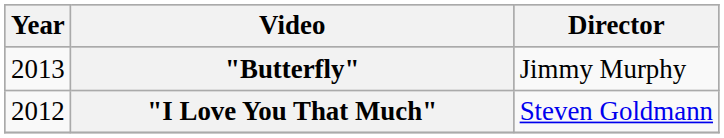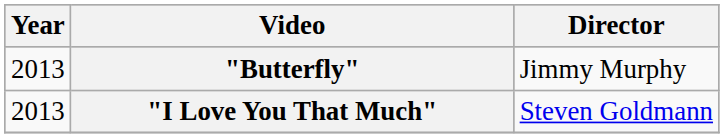(38, 111) 2012 -> (38, 111) 2013
